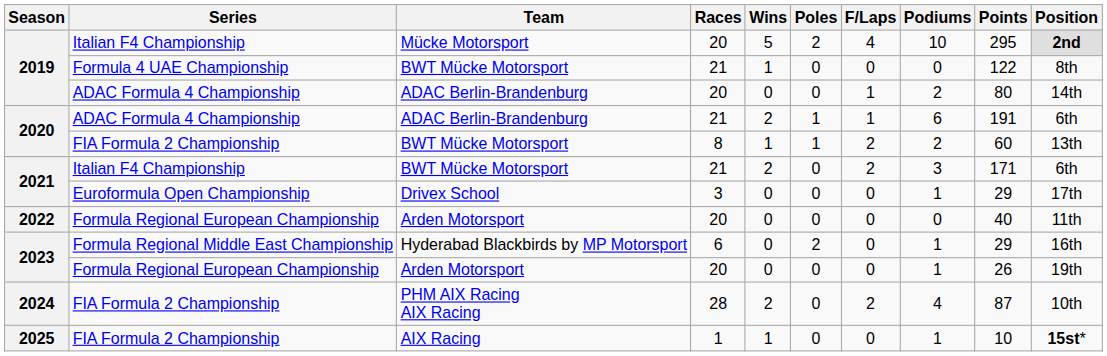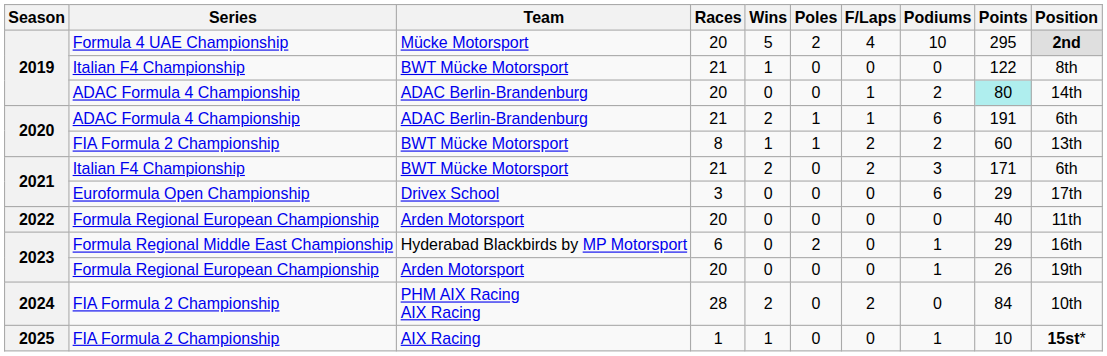(159, 43) Italian F4 Championship -> (180, 43) Formula 4 UAE Championship
(180, 68) Formula 4 UAE Championship -> (159, 68) Italian F4 Championship
(1003, 93) no background -> (1003, 93) paleturquoise background
(938, 194) 1 -> (938, 194) 6
(938, 304) 4 -> (938, 304) 0
(1003, 304) 87 -> (1003, 304) 84
